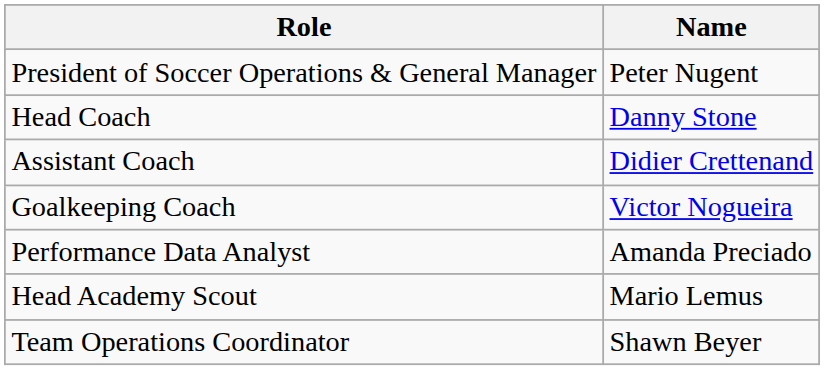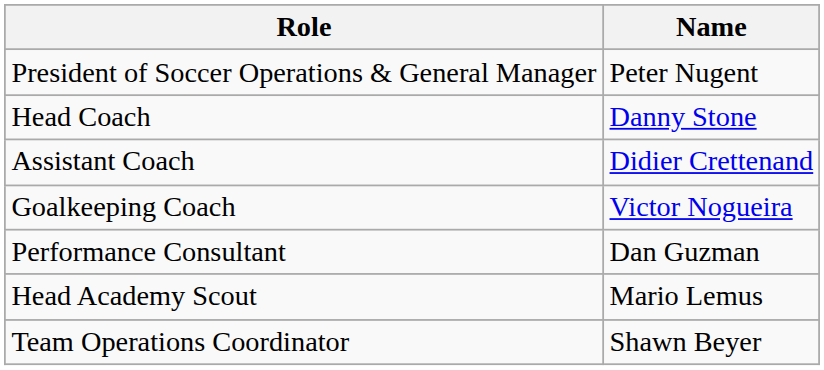- row: (161, 251)
+ row: (149, 251)
